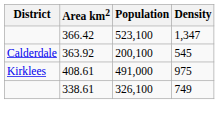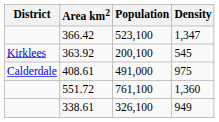(32, 53) Calderdale -> (27, 53) Kirklees
(27, 71) Kirklees -> (32, 71) Calderdale
+ row: (78, 89)
(183, 89) 749 -> (183, 108) 949
